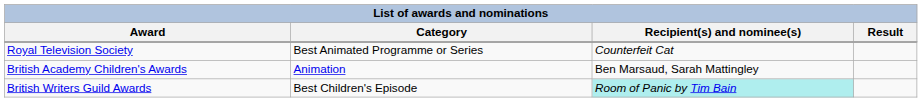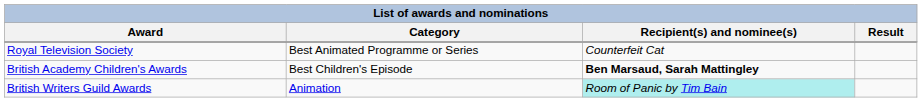(320, 69) Animation -> (351, 69) Best Children's Episode
(677, 69) normal -> (672, 69) bold
(355, 88) Best Children's Episode -> (315, 88) Animation
